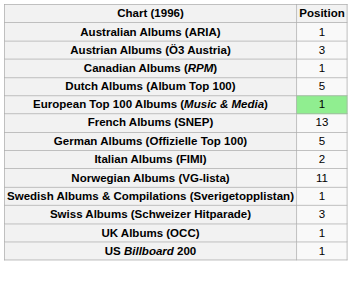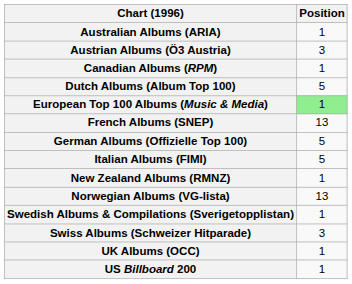(322, 159) 2 -> (322, 159) 5
+ row: (150, 178)
(322, 178) 11 -> (322, 196) 13
